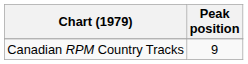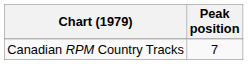(215, 49) 9 -> (215, 49) 7
